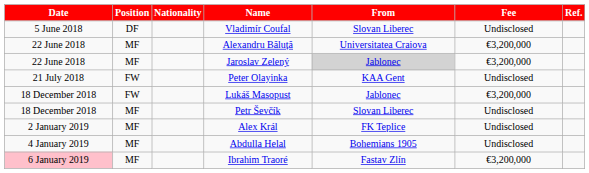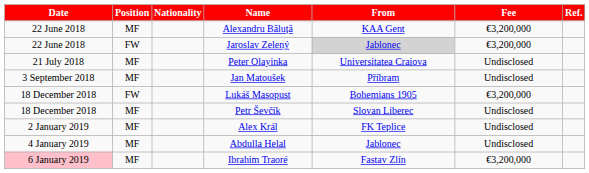- row: (258, 29)
(383, 45) Universitatea Craiova -> (383, 29) KAA Gent
(132, 62) MF -> (132, 45) FW
(132, 78) FW -> (132, 62) MF
(383, 78) KAA Gent -> (383, 62) Universitatea Craiova
+ row: (258, 78)
(383, 95) Jablonec -> (383, 95) Bohemians 1905
(383, 144) Bohemians 1905 -> (383, 144) Jablonec
